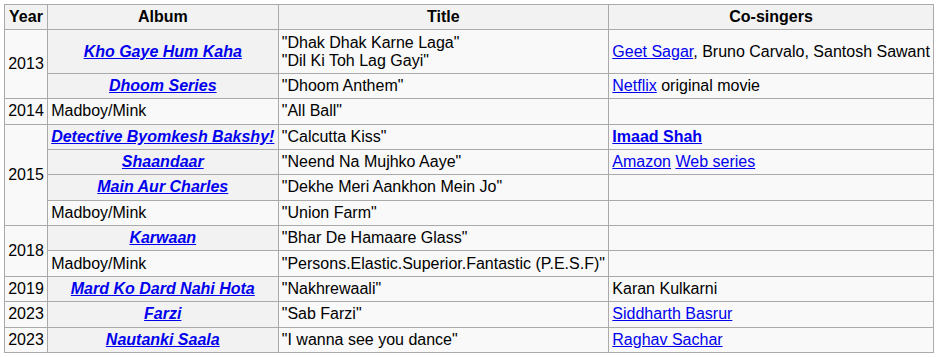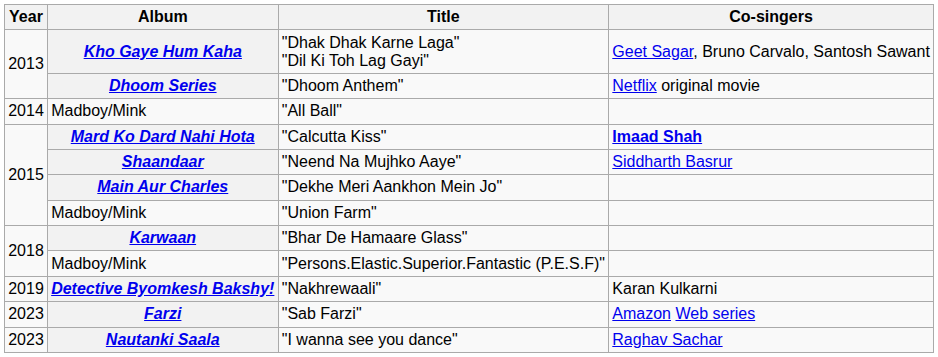(163, 136) Detective Byomkesh Bakshy! -> (163, 136) Mard Ko Dard Nahi Hota
(684, 162) Amazon Web series -> (672, 162) Siddharth Basrur
(163, 288) Mard Ko Dard Nahi Hota -> (163, 288) Detective Byomkesh Bakshy!
(672, 314) Siddharth Basrur -> (684, 314) Amazon Web series
